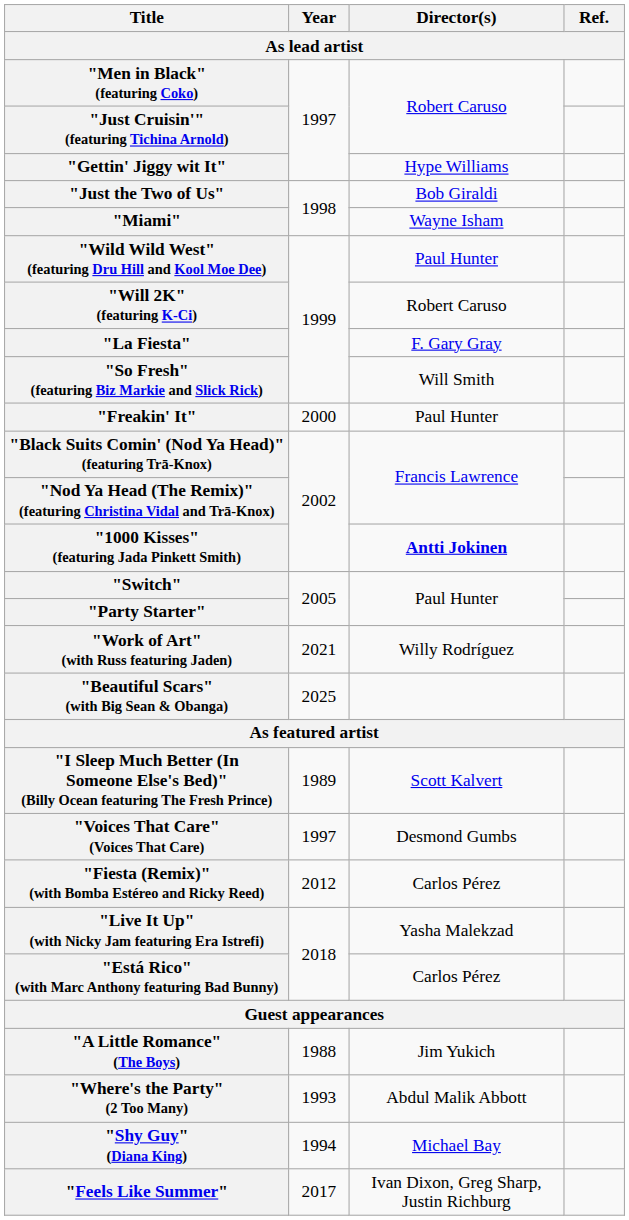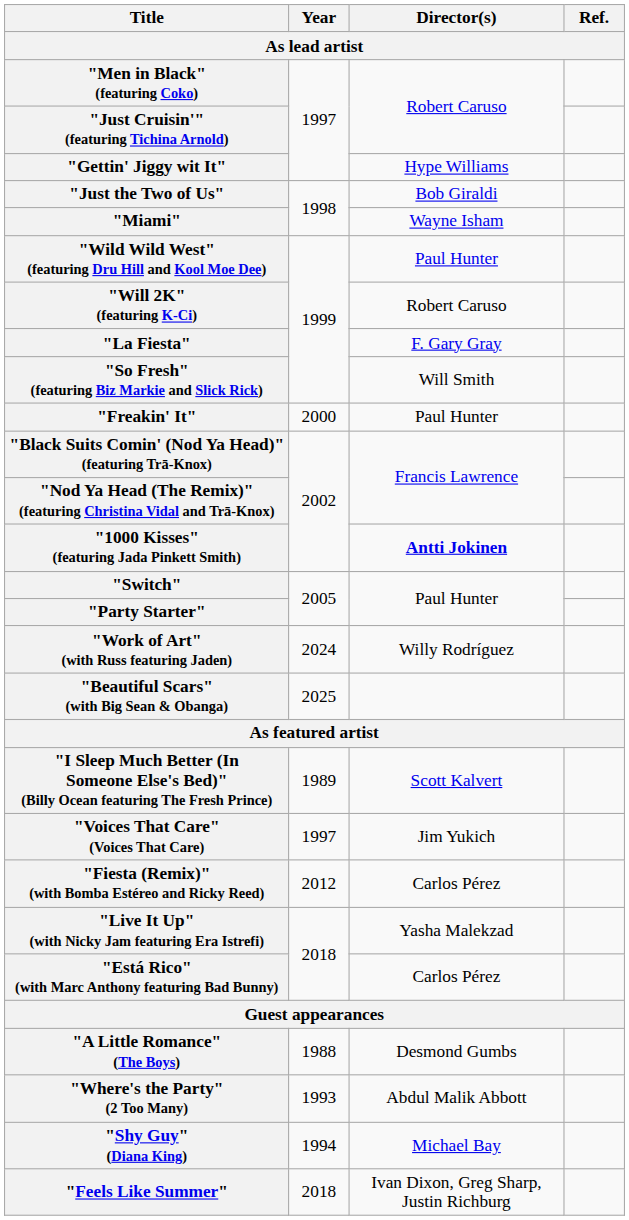(319, 649) 2021 -> (319, 649) 2024
(456, 836) Desmond Gumbs -> (456, 836) Jim Yukich
(456, 1051) Jim Yukich -> (456, 1051) Desmond Gumbs
(319, 1192) 2017 -> (319, 1192) 2018
